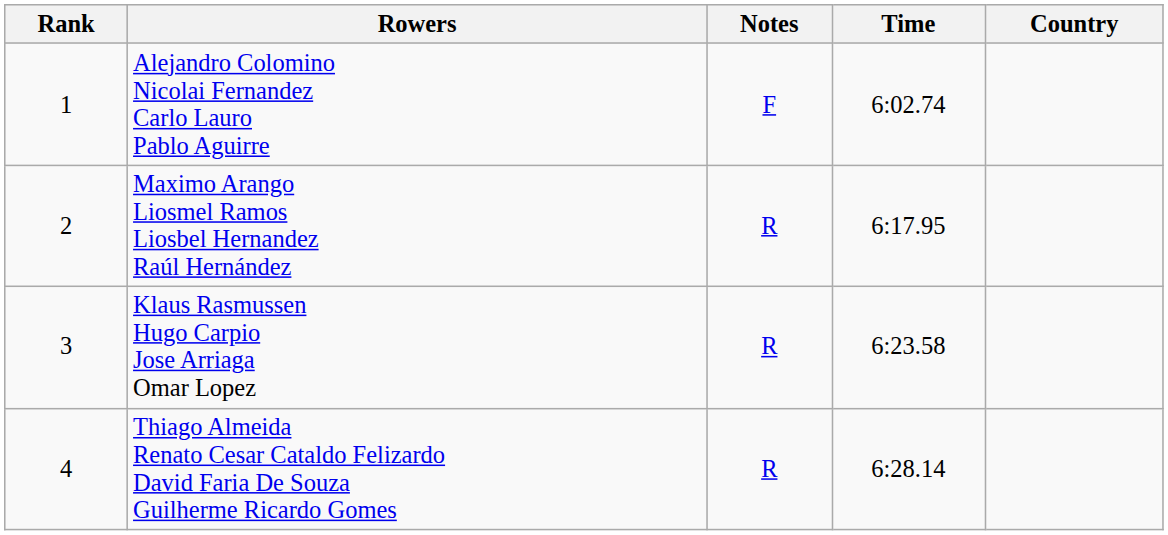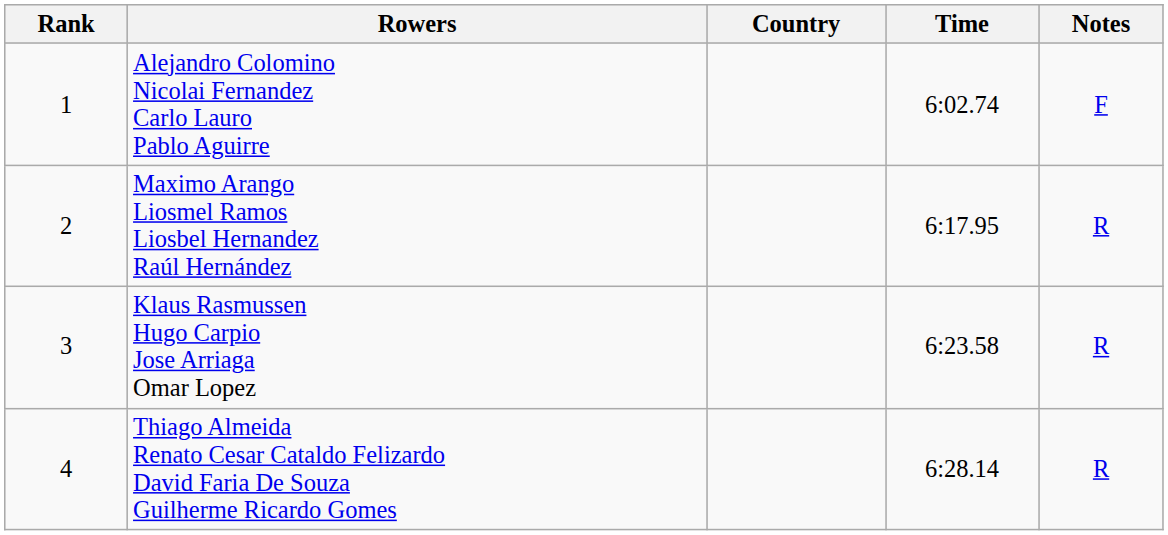columns swapped: (1074, 23) <-> (769, 23)
